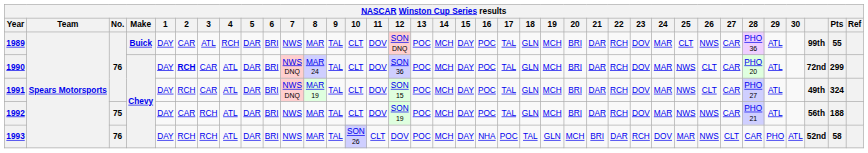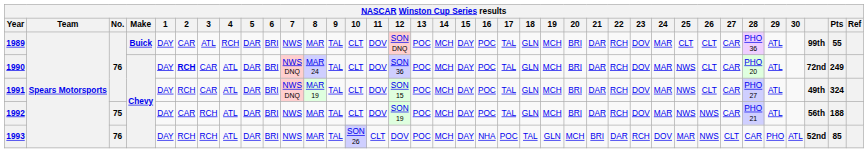(709, 43) NWS -> (709, 43) CLT
(837, 67) 299 -> (837, 67) 249
(837, 137) 58 -> (837, 137) 85
